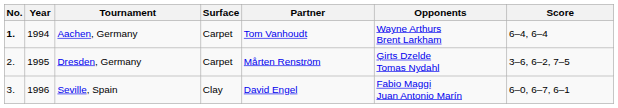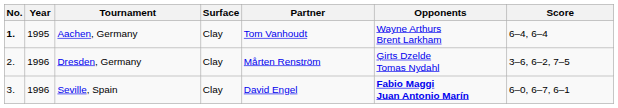(38, 33) 1994 -> (38, 33) 1995
(218, 33) Carpet -> (213, 33) Clay
(38, 61) 1995 -> (38, 61) 1996
(218, 61) Carpet -> (213, 61) Clay
(419, 89) normal -> (423, 89) bold
